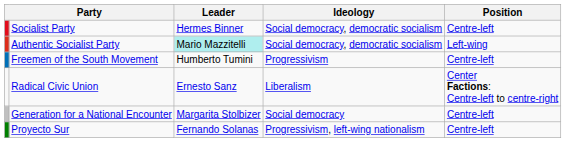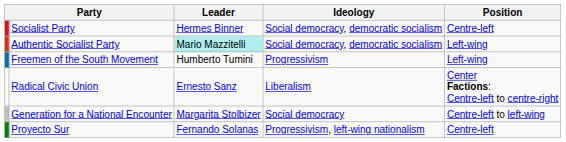(470, 60) Centre-left -> (467, 60) Left-wing
(470, 114) Centre-left -> (496, 114) Centre-left to left-wing
